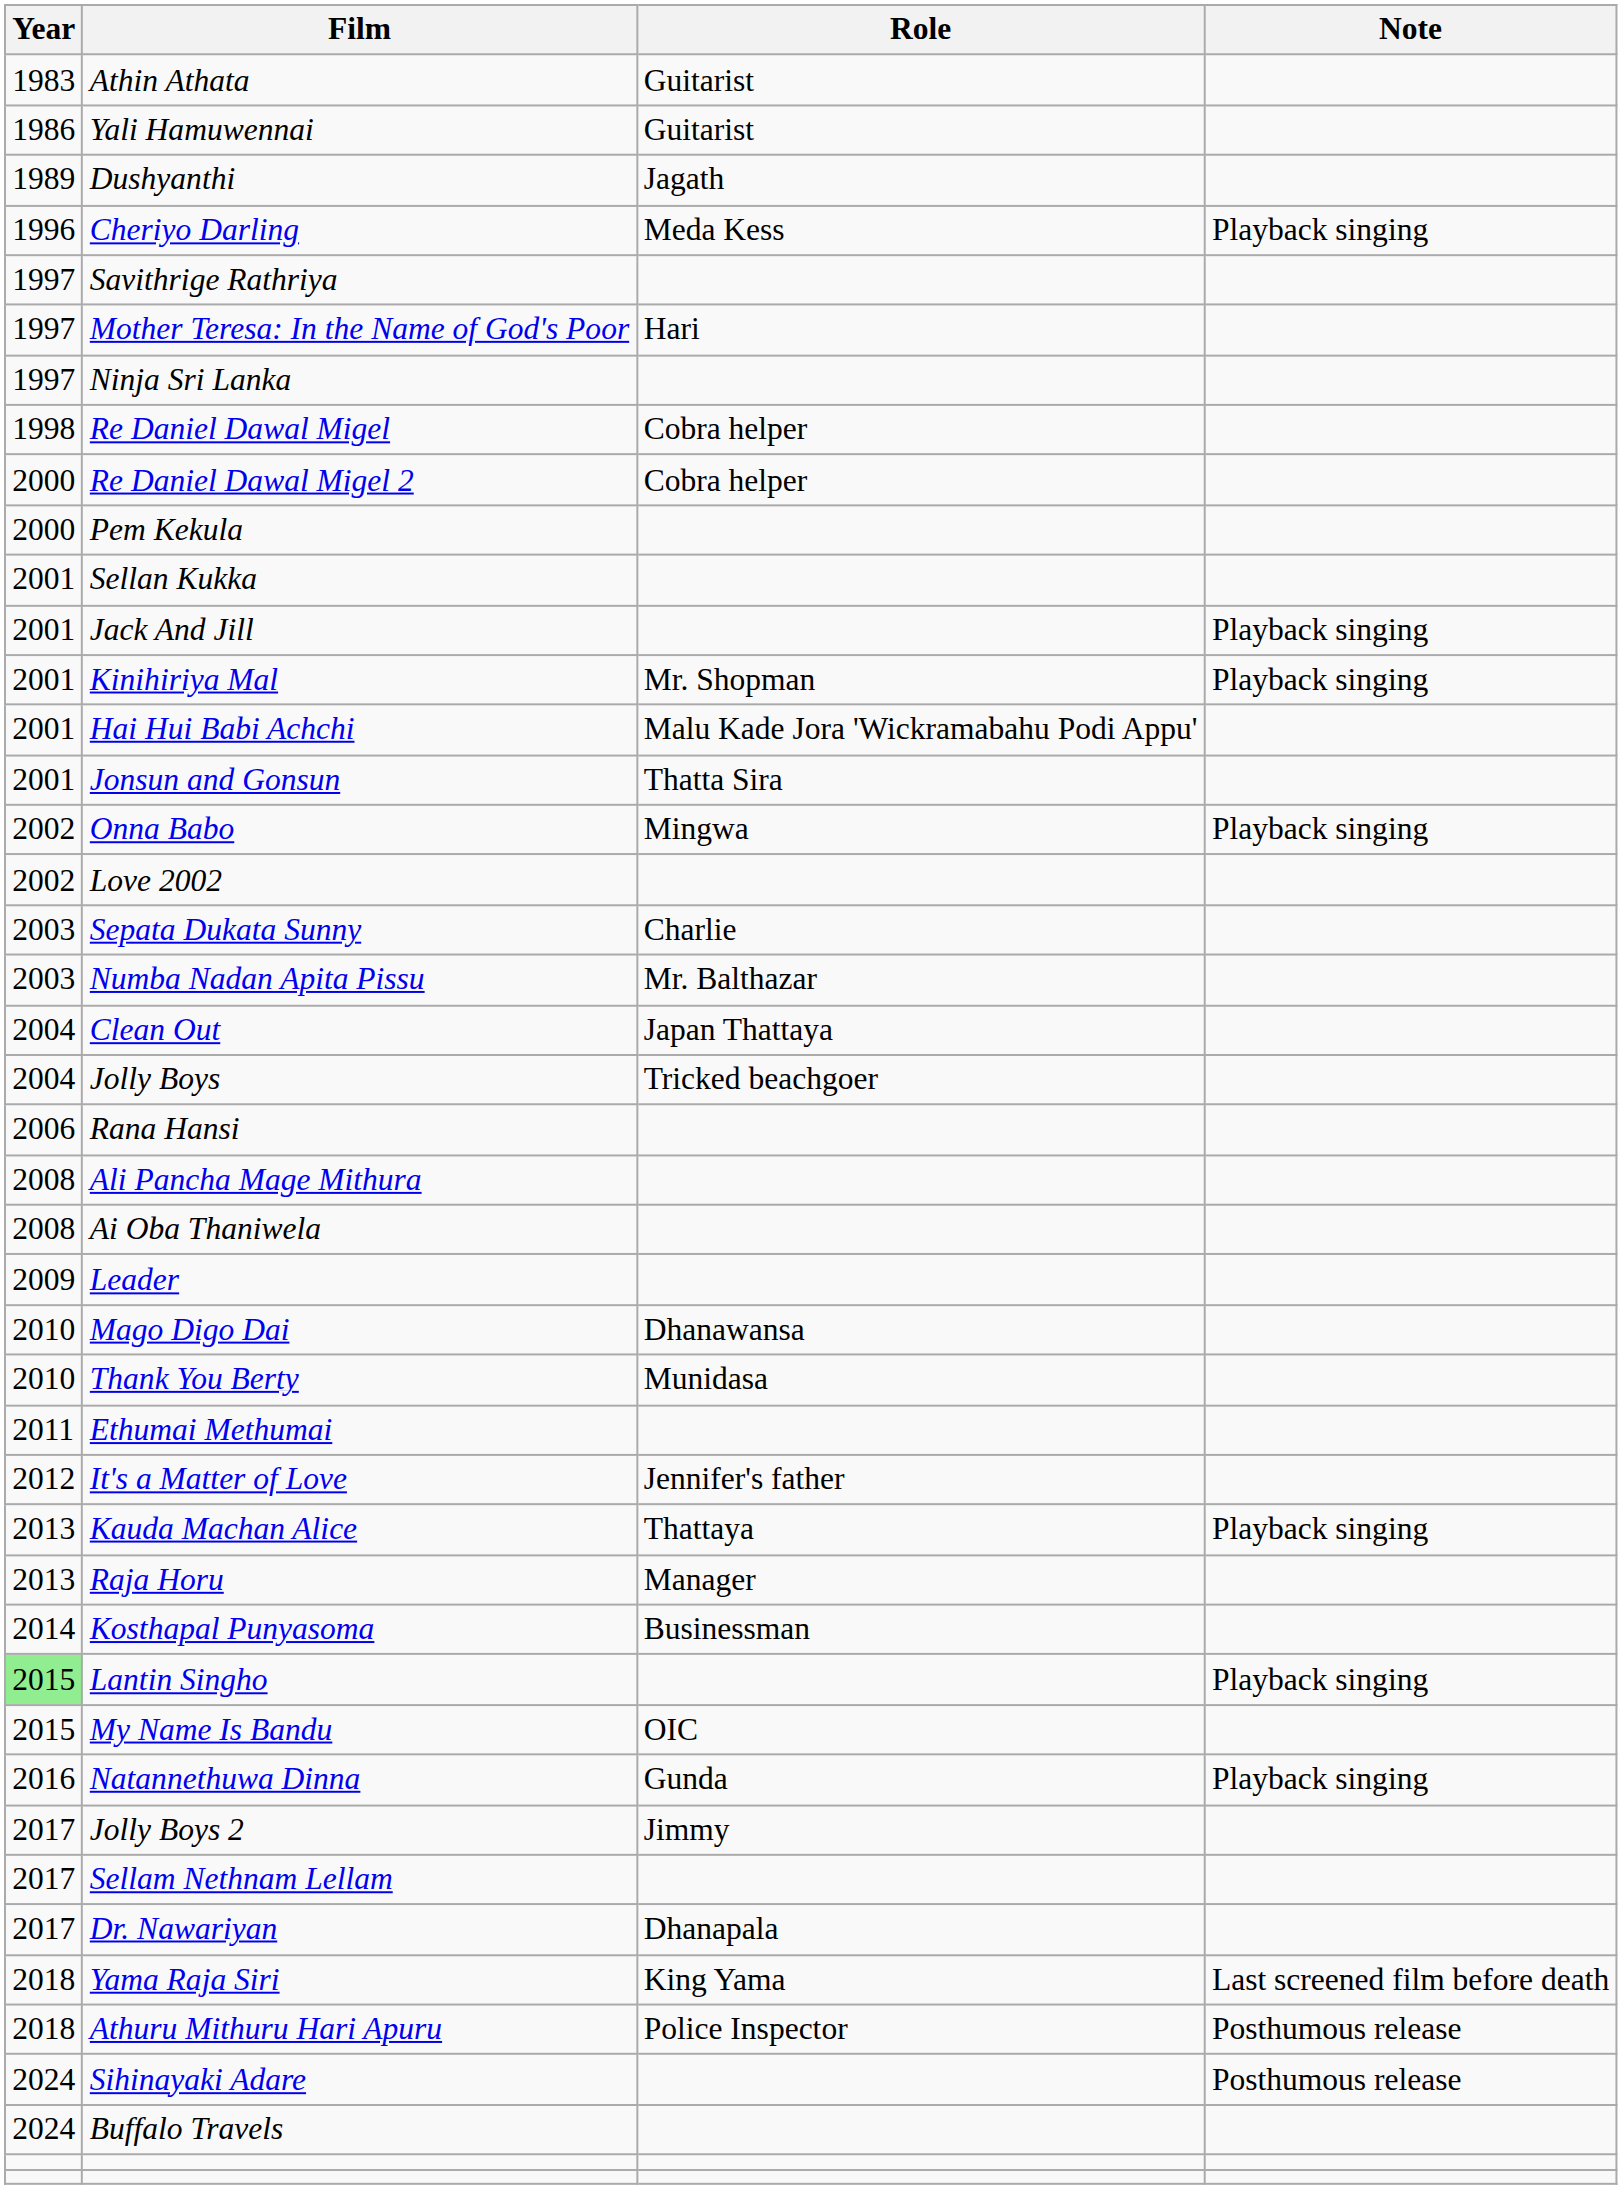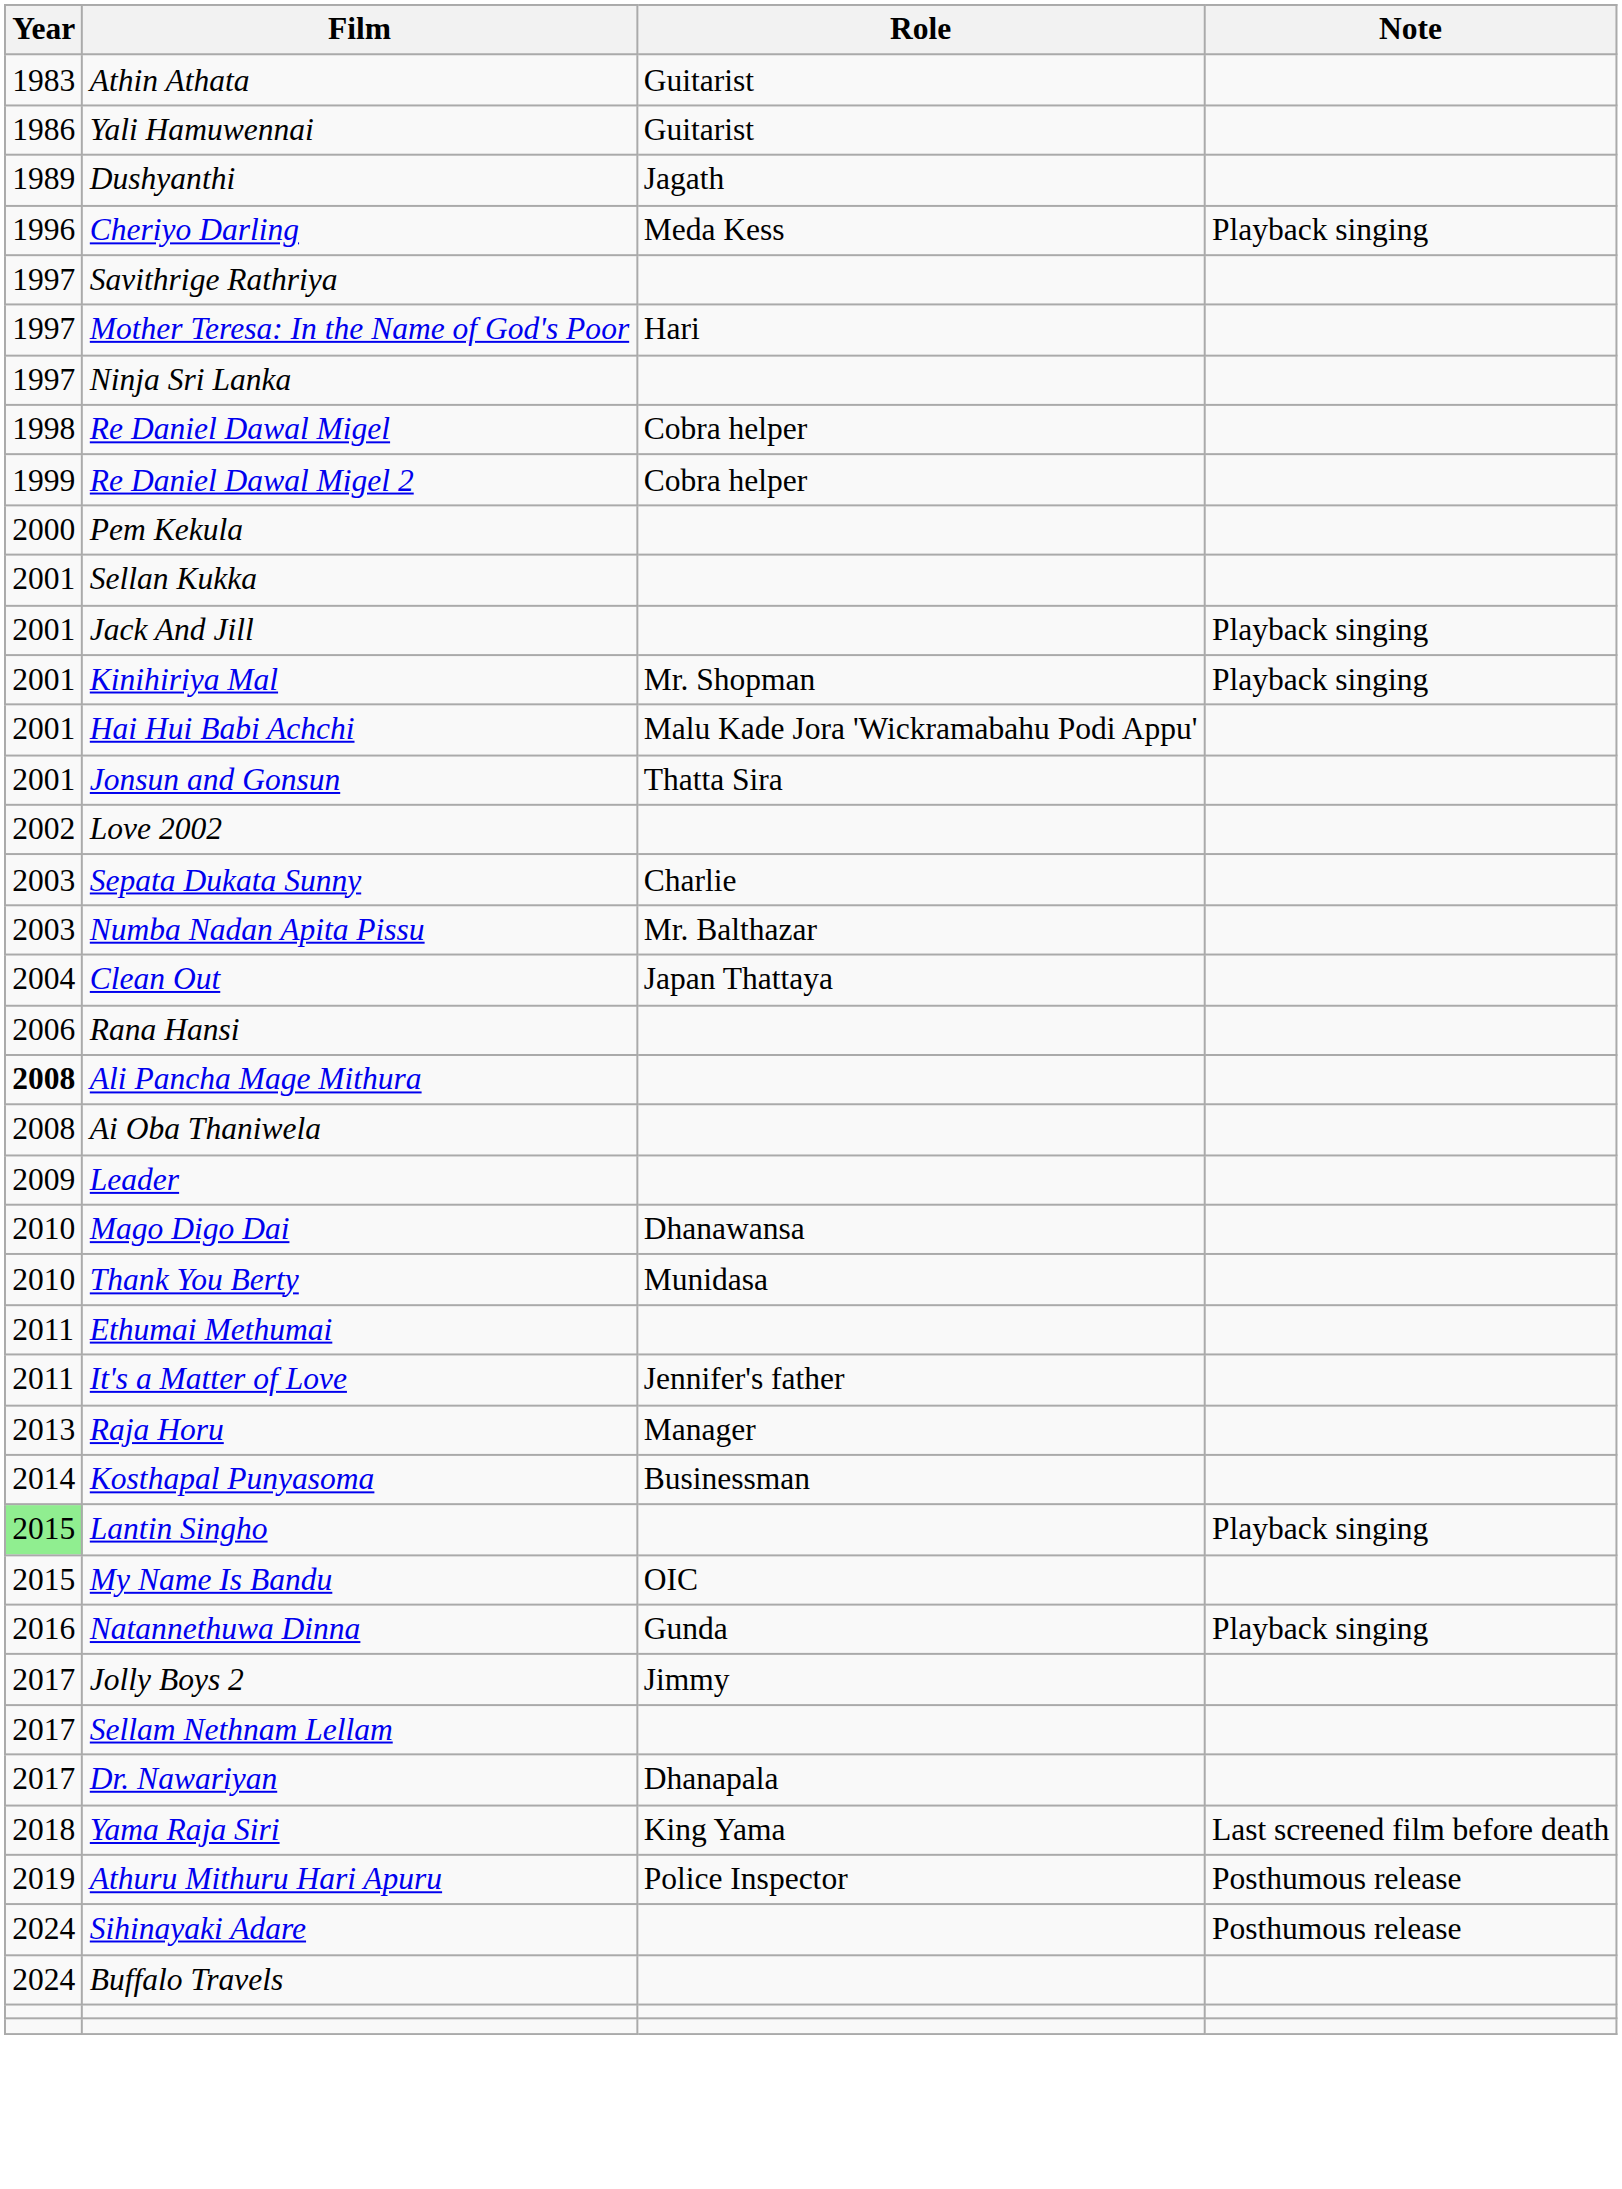(44, 479) 2000 -> (44, 479) 1999
- row: (162, 829)
- row: (155, 1079)
(44, 1179) normal -> (44, 1079) bold
(44, 1479) 2012 -> (43, 1379) 2011
- row: (223, 1529)
(44, 2029) 2018 -> (44, 1879) 2019
